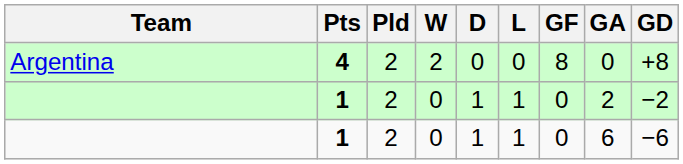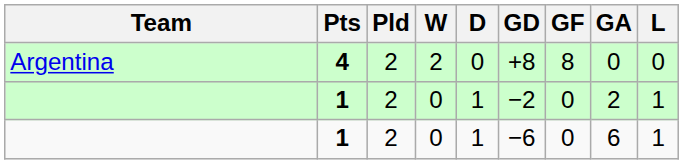columns swapped: (519, 23) <-> (655, 23)
